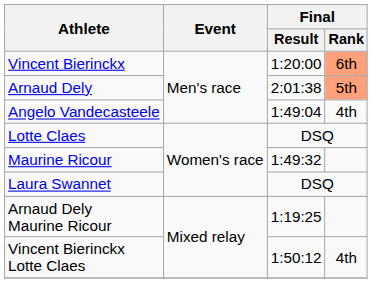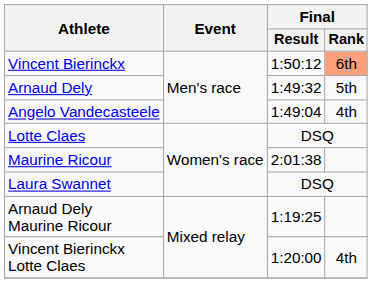(296, 64) 1:20:00 -> (296, 64) 1:50:12
(296, 88) 2:01:38 -> (296, 88) 1:49:32
(346, 88) lightsalmon background -> (346, 88) no background
(296, 160) 1:49:32 -> (296, 160) 2:01:38
(296, 258) 1:50:12 -> (296, 258) 1:20:00
